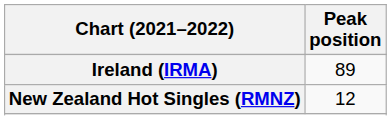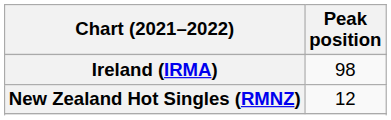(345, 69) 89 -> (345, 69) 98
